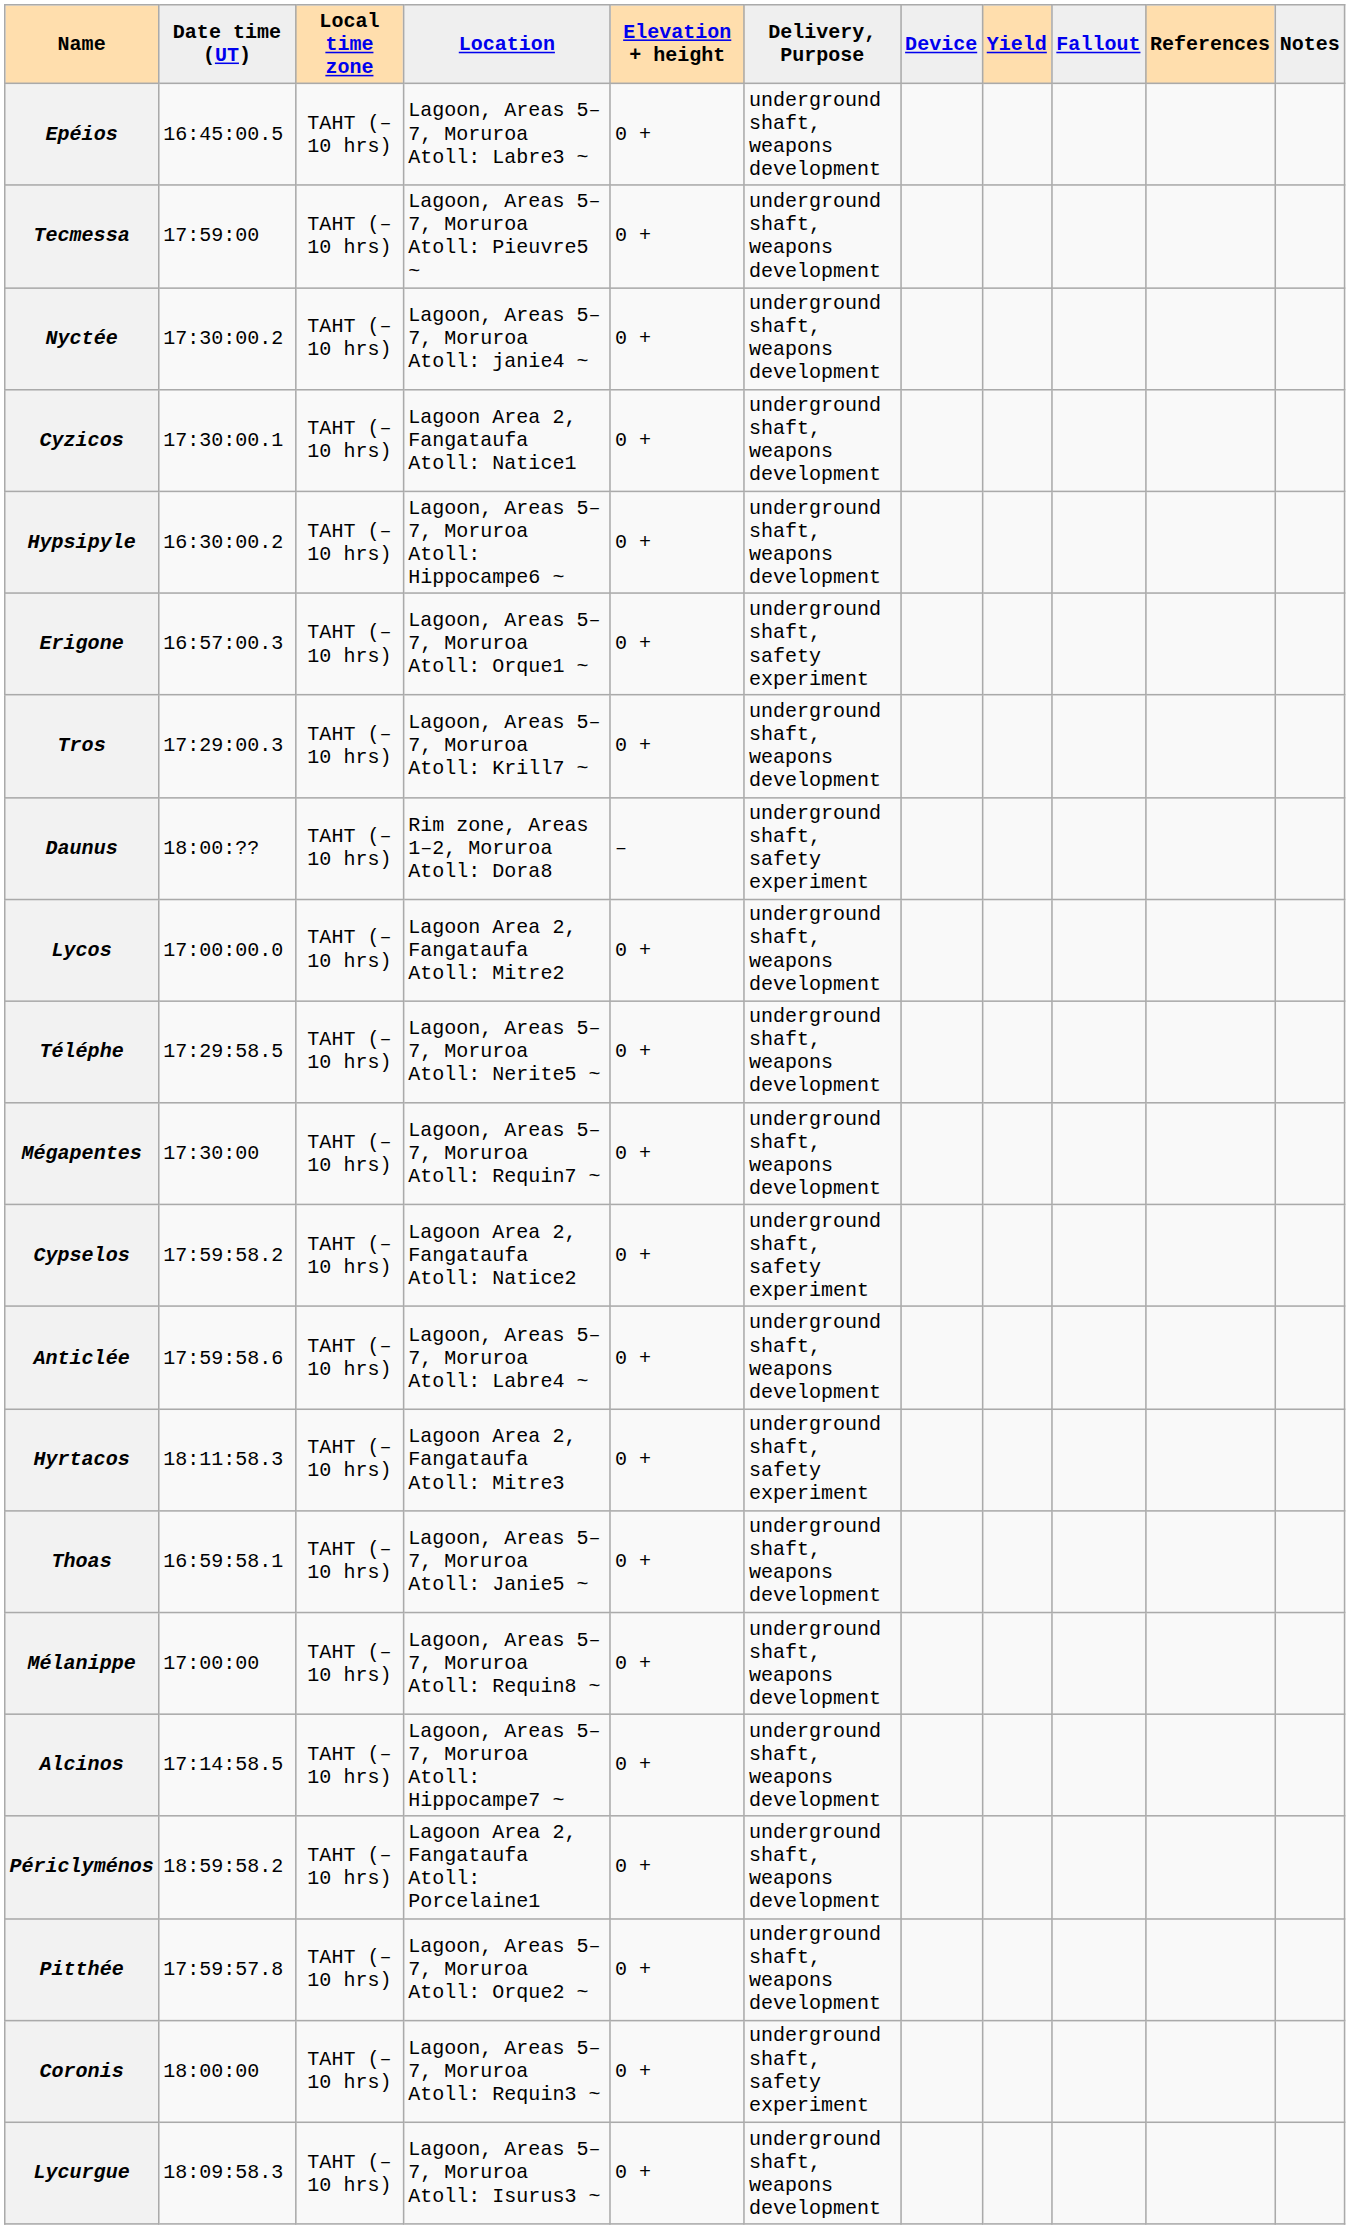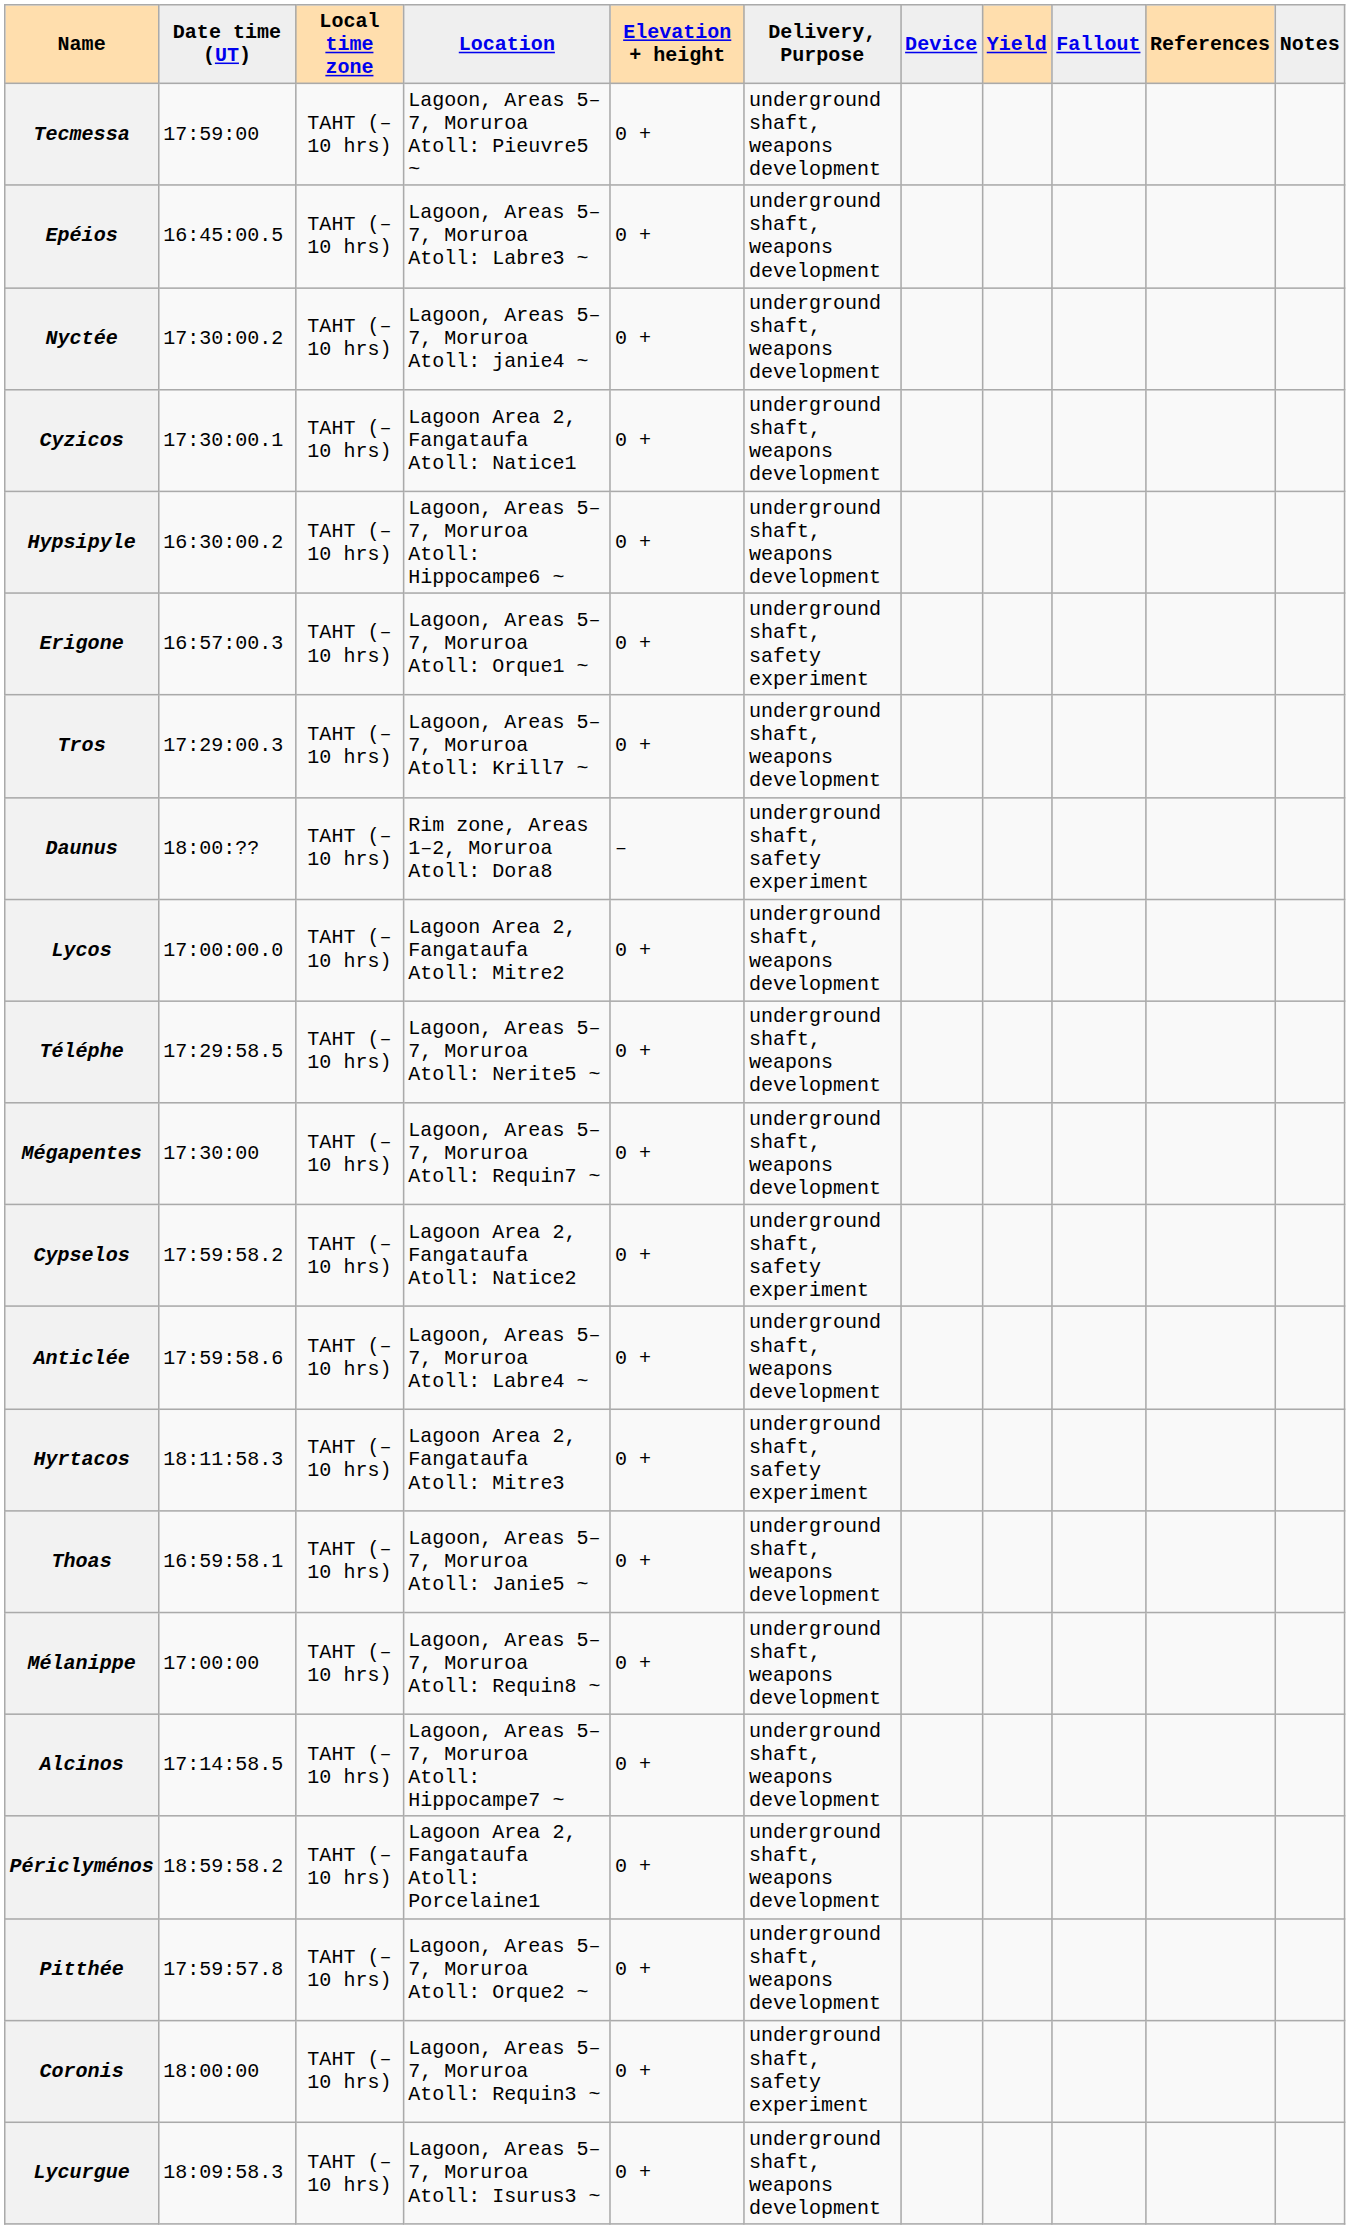rows swapped: (82, 135) <-> (82, 236)
